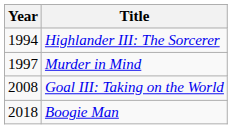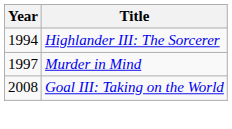- row: (82, 111)
